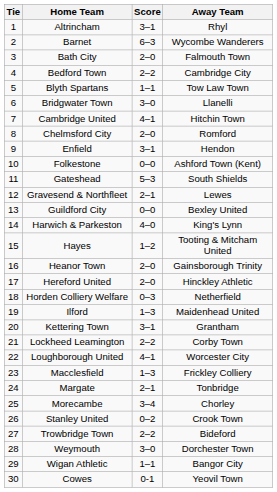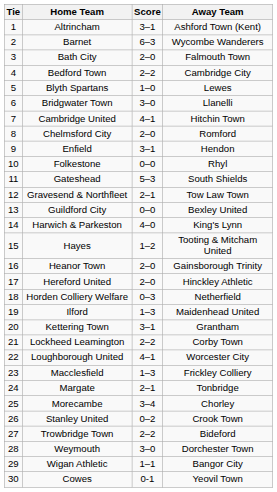(218, 27) Rhyl -> (218, 27) Ashford Town (Kent)
(147, 88) 1–1 -> (147, 88) 1–0
(218, 88) Tow Law Town -> (218, 88) Lewes
(218, 164) Ashford Town (Kent) -> (218, 164) Rhyl
(218, 194) Lewes -> (218, 194) Tow Law Town
